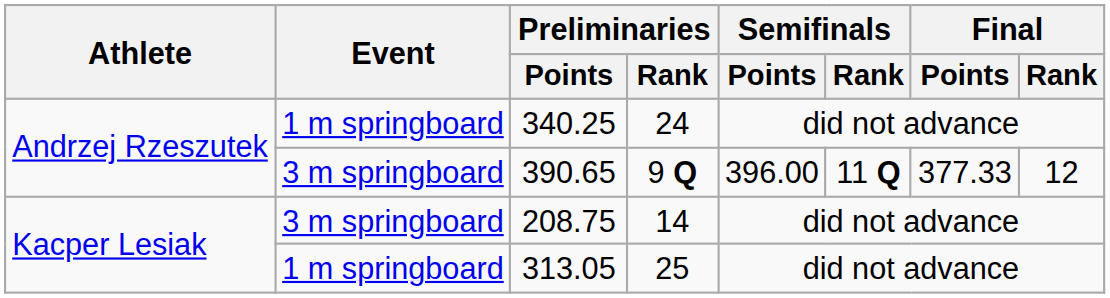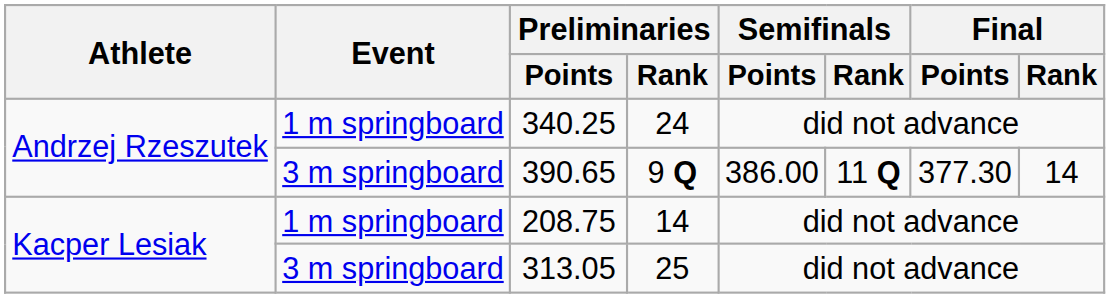(772, 172) 396.00 -> (772, 172) 386.00
(965, 172) 377.33 -> (965, 172) 377.30
(1061, 172) 12 -> (1061, 172) 14
(393, 221) 3 m springboard -> (393, 221) 1 m springboard
(393, 269) 1 m springboard -> (393, 269) 3 m springboard
